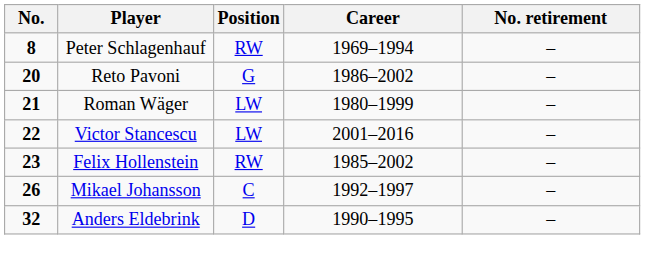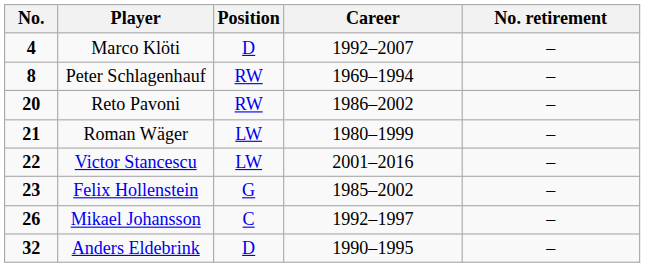+ row: (136, 47)
(249, 76) G -> (249, 104) RW
(249, 162) RW -> (249, 190) G
